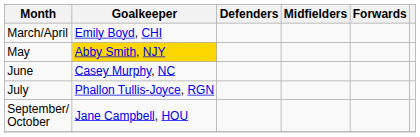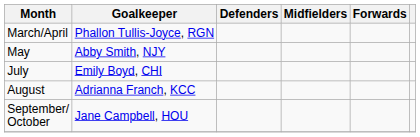(118, 33) Emily Boyd, CHI -> (144, 33) Phallon Tullis-Joyce, RGN
(120, 52) gold background -> (120, 52) no background
- row: (20, 71)
(144, 90) Phallon Tullis-Joyce, RGN -> (118, 71) Emily Boyd, CHI
+ row: (26, 90)
